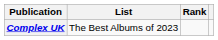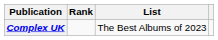columns swapped: (124, 12) <-> (195, 12)
